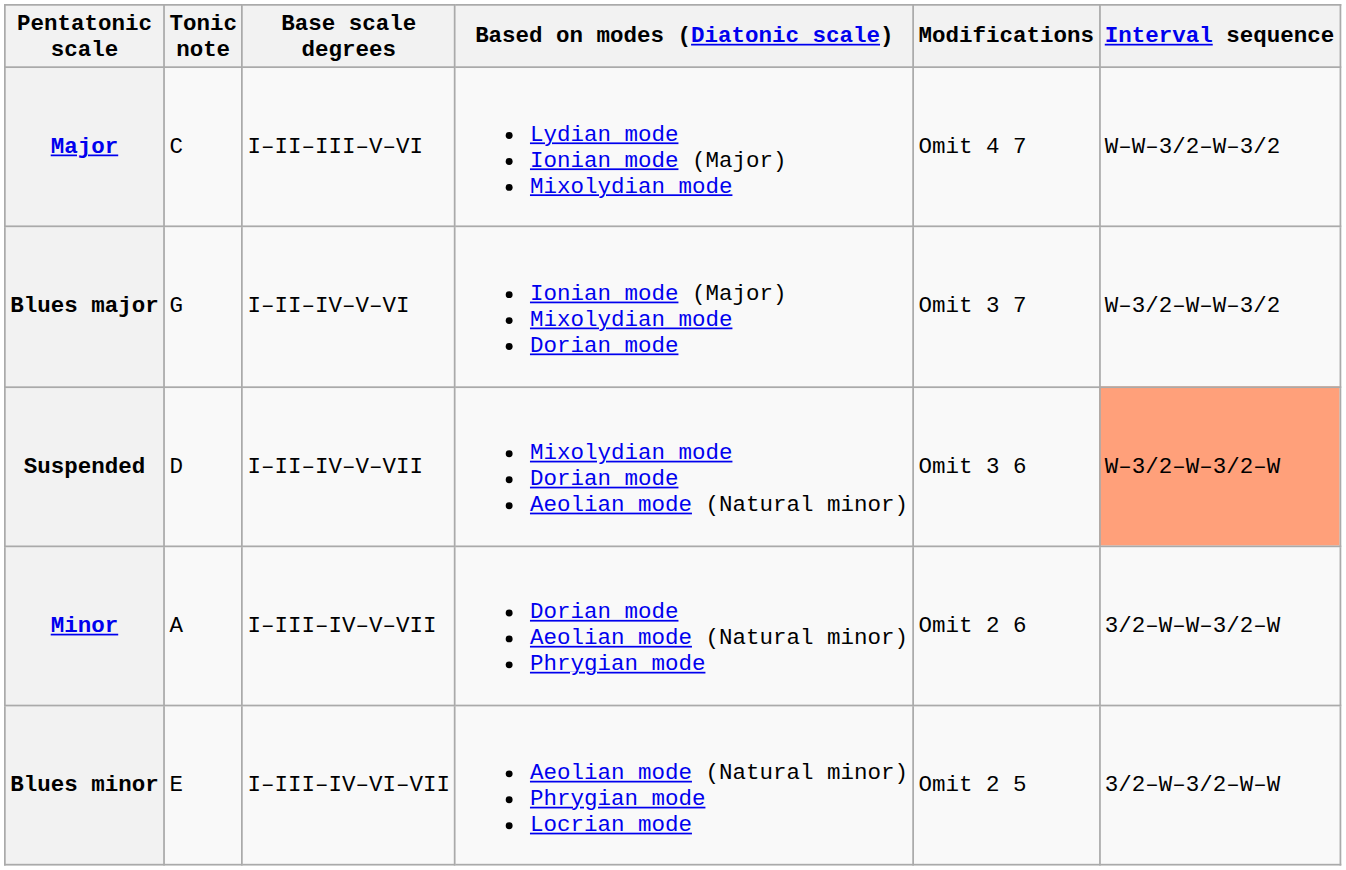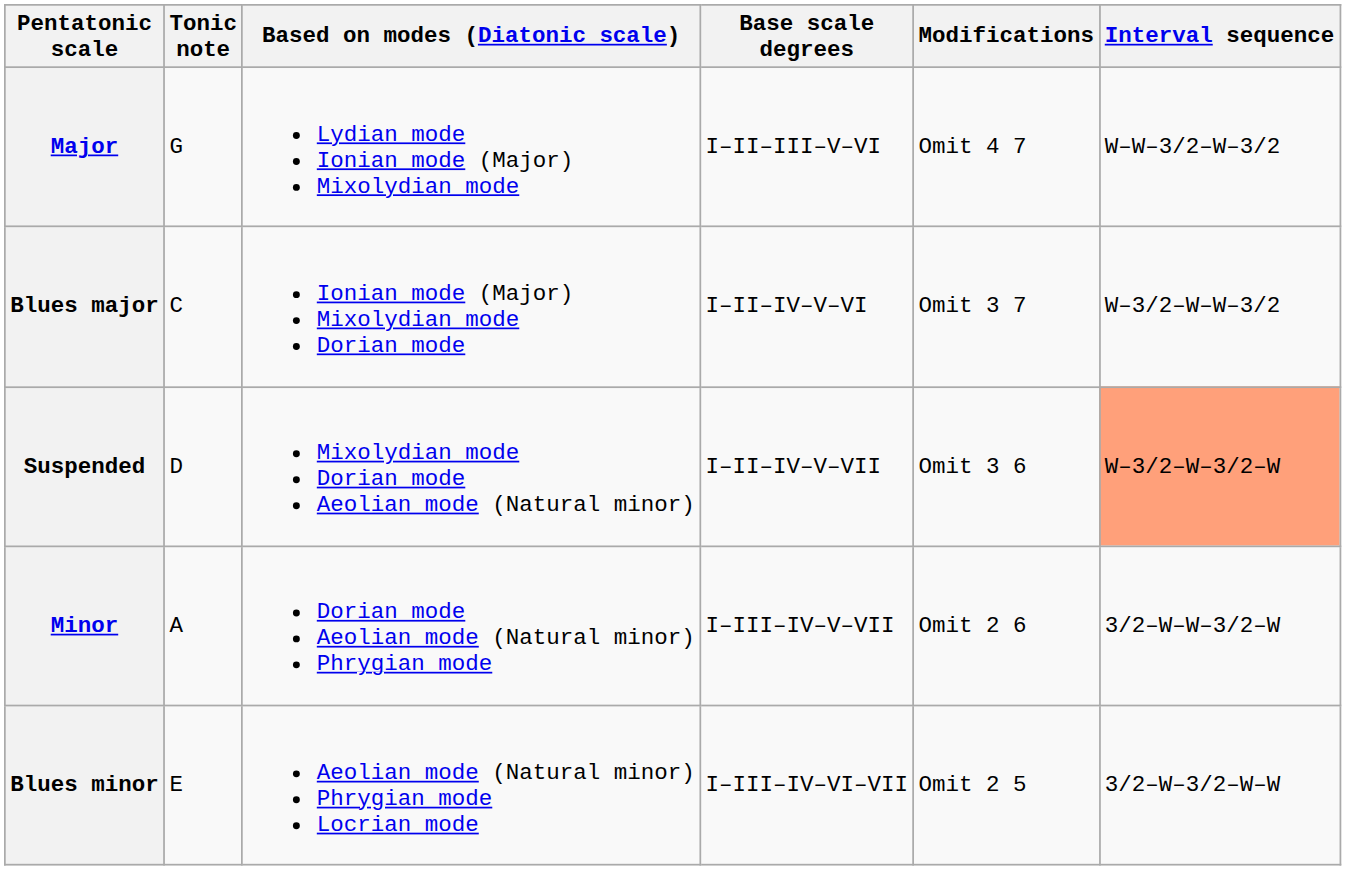columns swapped: (684, 36) <-> (349, 36)
(176, 147) C -> (176, 147) G
(176, 307) G -> (176, 307) C
